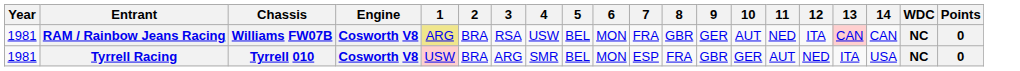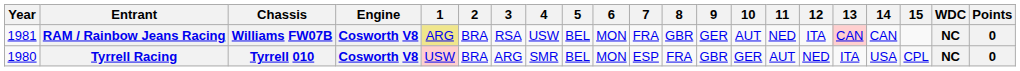+ column: (916, 14)
(22, 56) 1981 -> (22, 56) 1980
